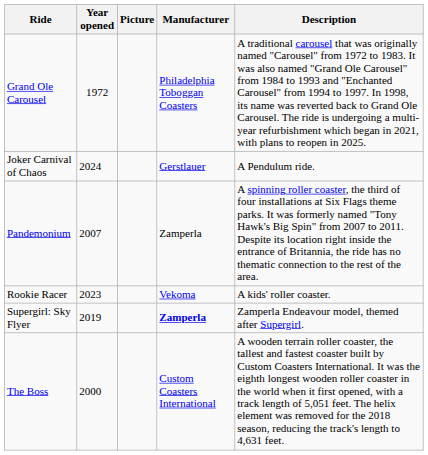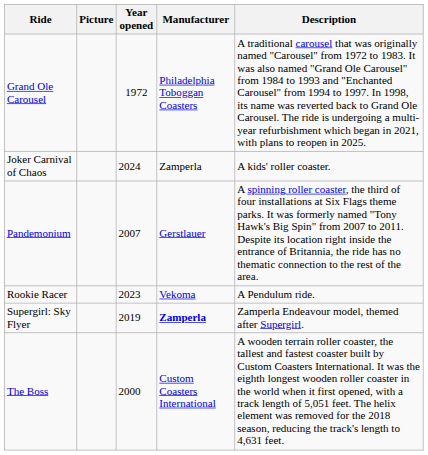columns swapped: (137, 19) <-> (97, 19)
(182, 166) Gerstlauer -> (180, 166) Zamperla
(276, 166) A Pendulum ride. -> (284, 166) A kids' roller coaster.
(180, 233) Zamperla -> (182, 233) Gerstlauer
(284, 294) A kids' roller coaster. -> (276, 294) A Pendulum ride.
